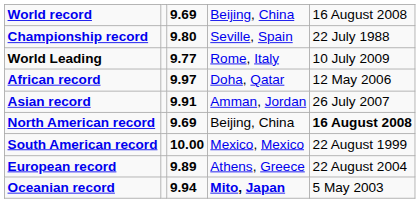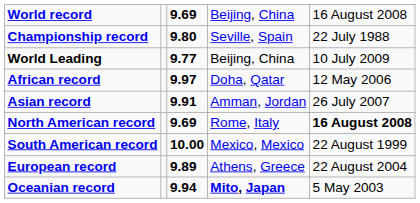(245, 58) Rome, Italy -> (252, 58) Beijing, China
(252, 123) Beijing, China -> (245, 123) Rome, Italy
